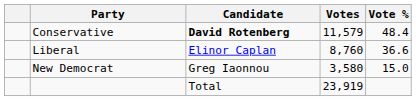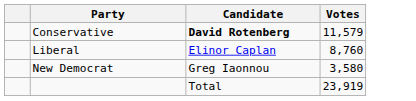- column: (389, 14)
